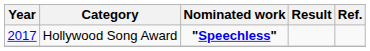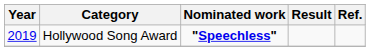(22, 35) 2017 -> (22, 35) 2019
